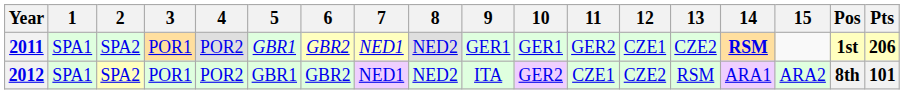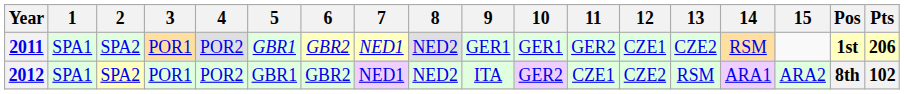(748, 46) bold -> (748, 46) normal
(882, 74) 101 -> (882, 74) 102
